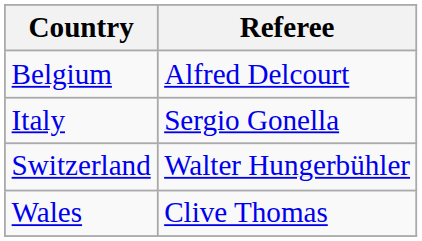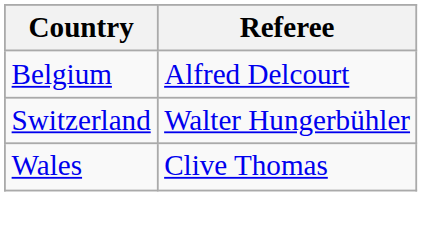- row: (38, 119)
